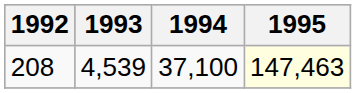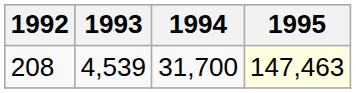(198, 66) 37,100 -> (198, 66) 31,700
